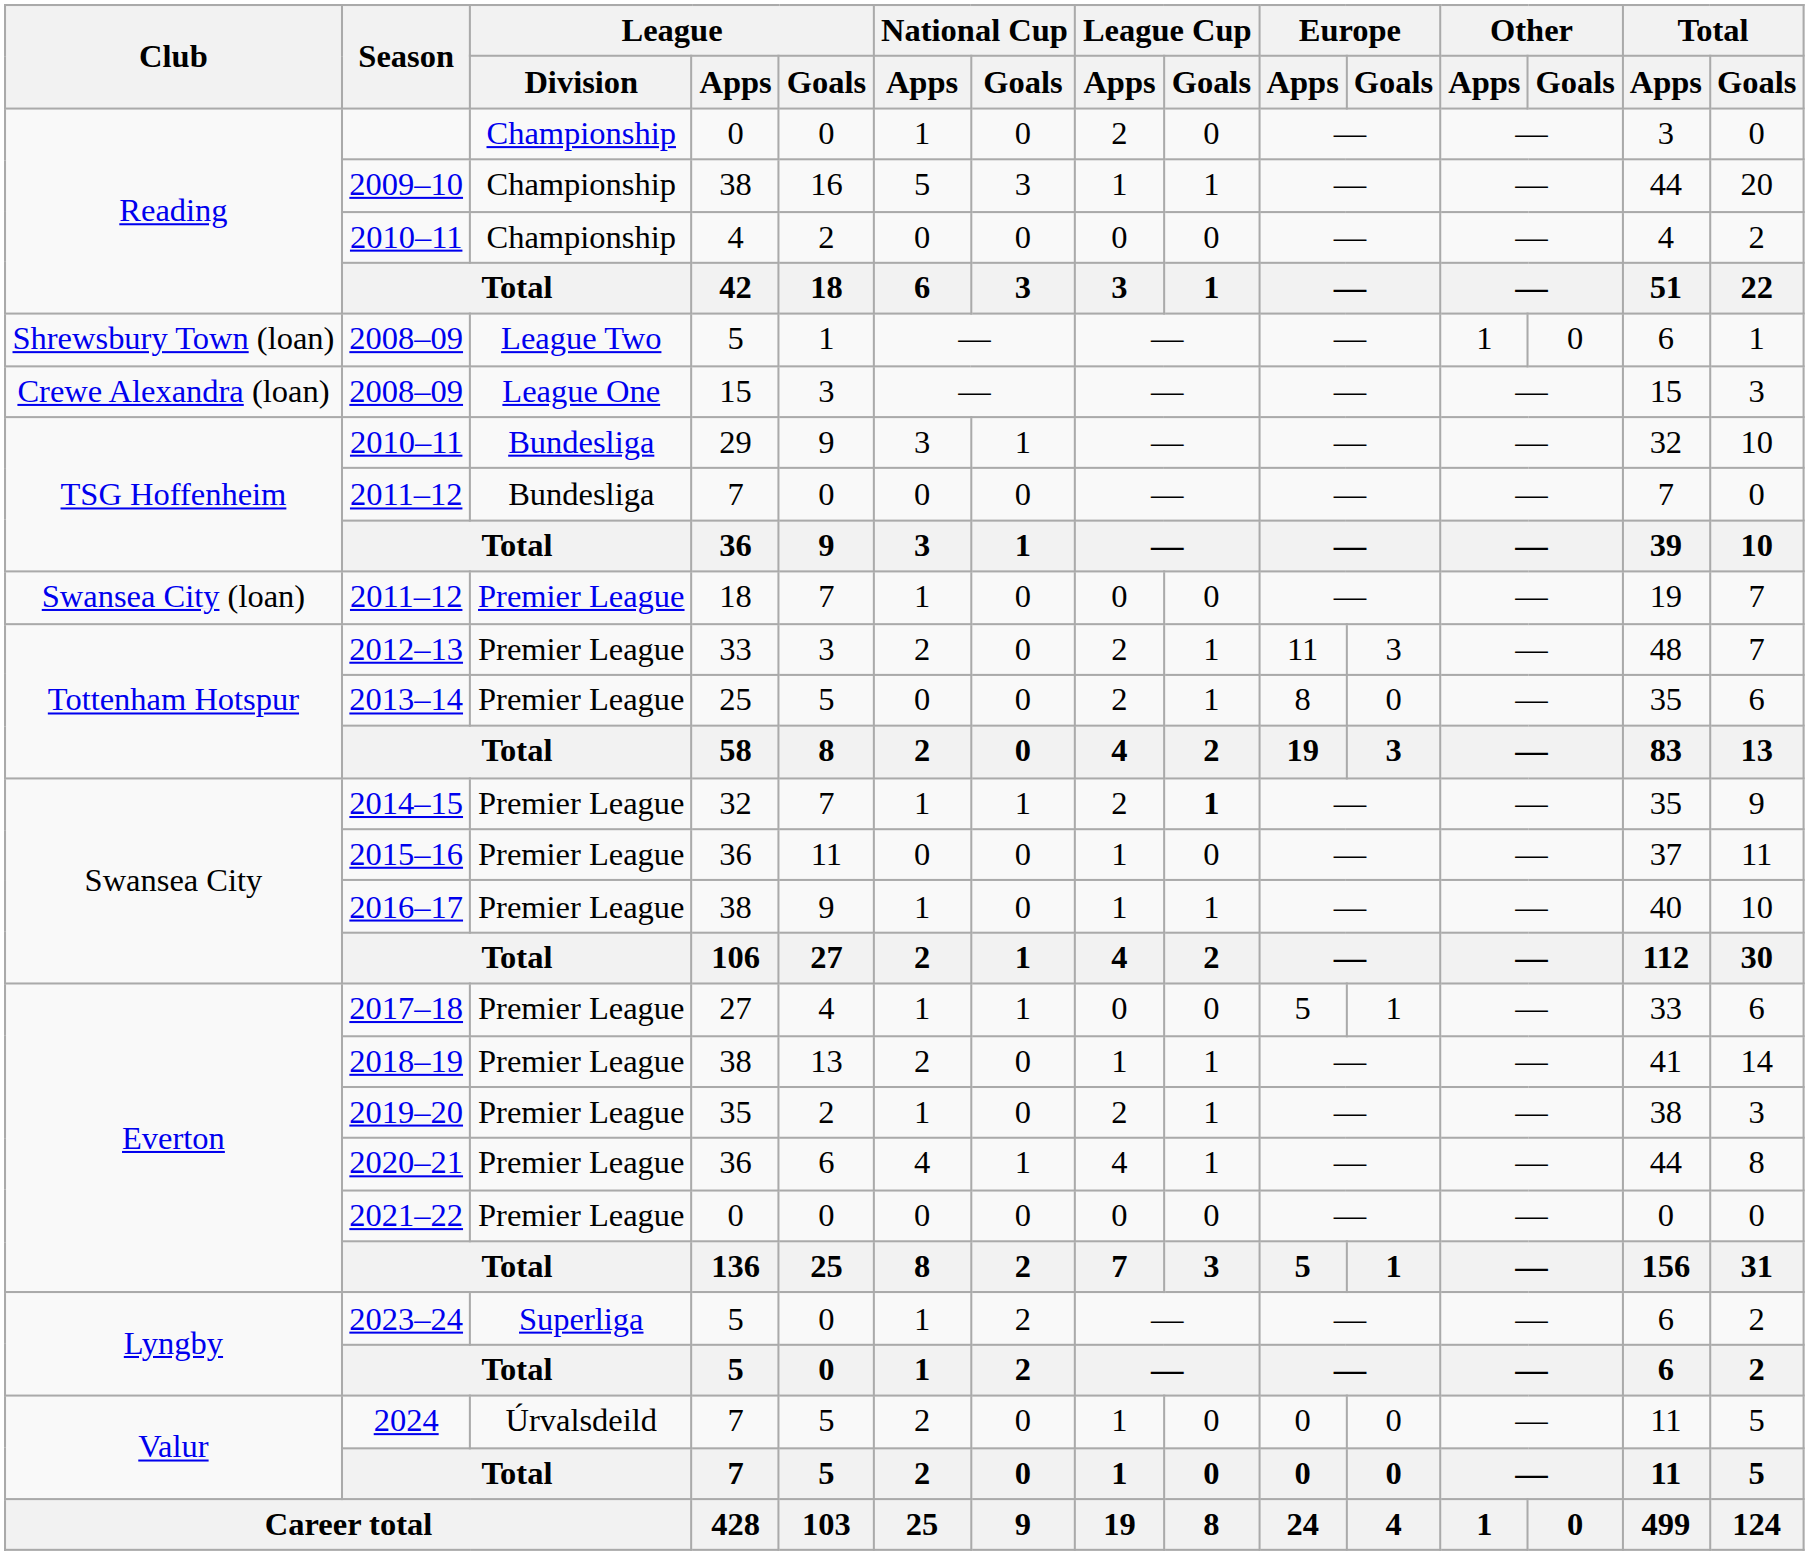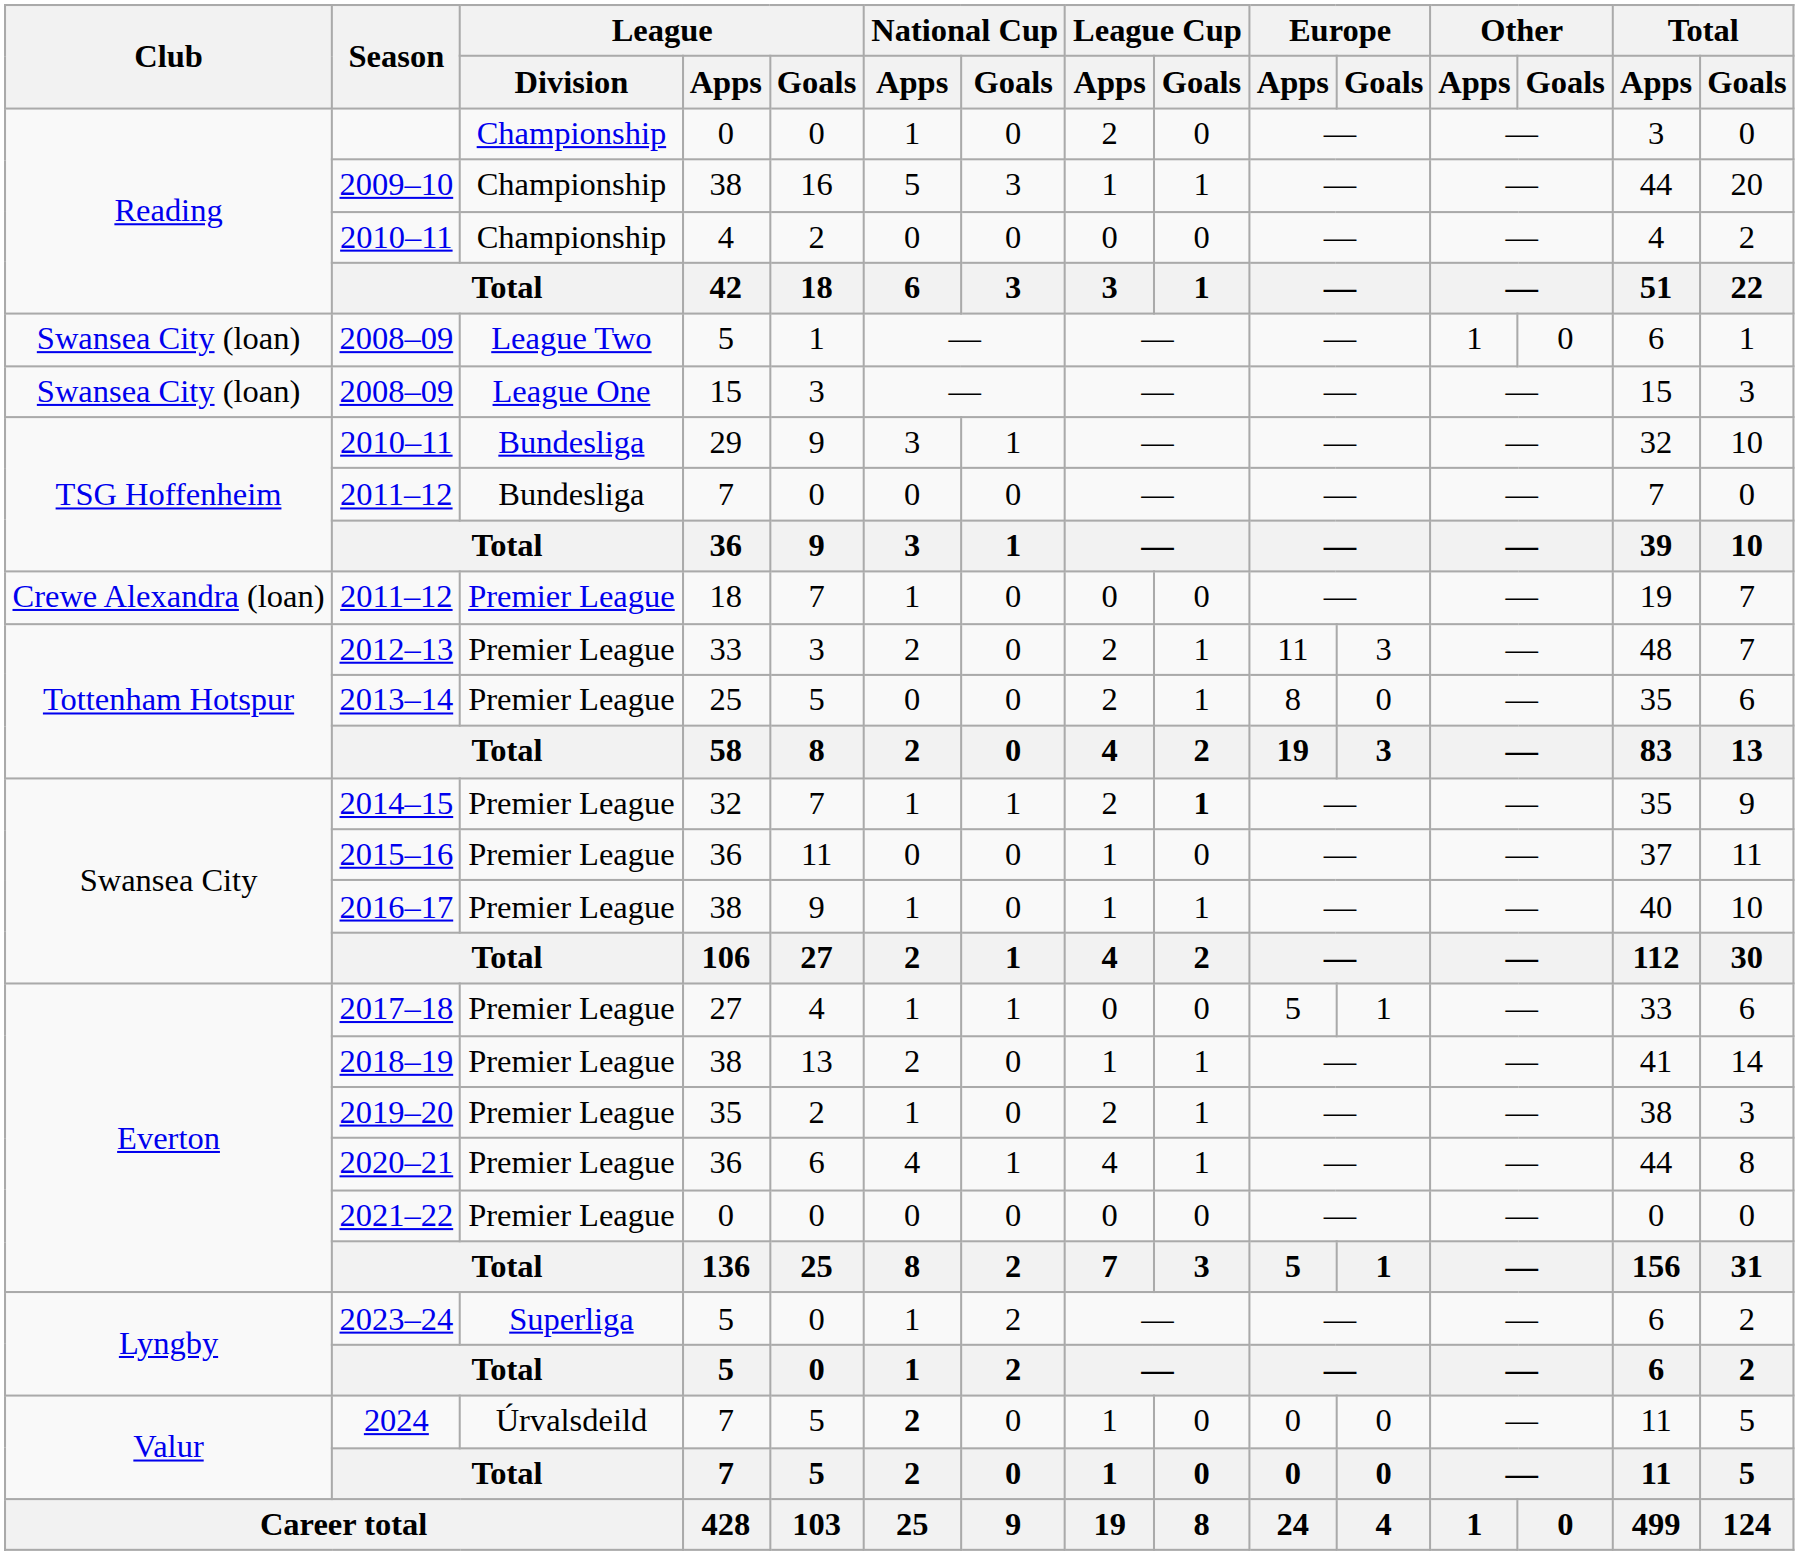(173, 339) Shrewsbury Town (loan) -> (169, 339) Swansea City (loan)
(173, 390) Crewe Alexandra (loan) -> (169, 390) Swansea City (loan)
(173, 596) Swansea City (loan) -> (169, 596) Crewe Alexandra (loan)
(922, 1421) normal -> (912, 1421) bold
